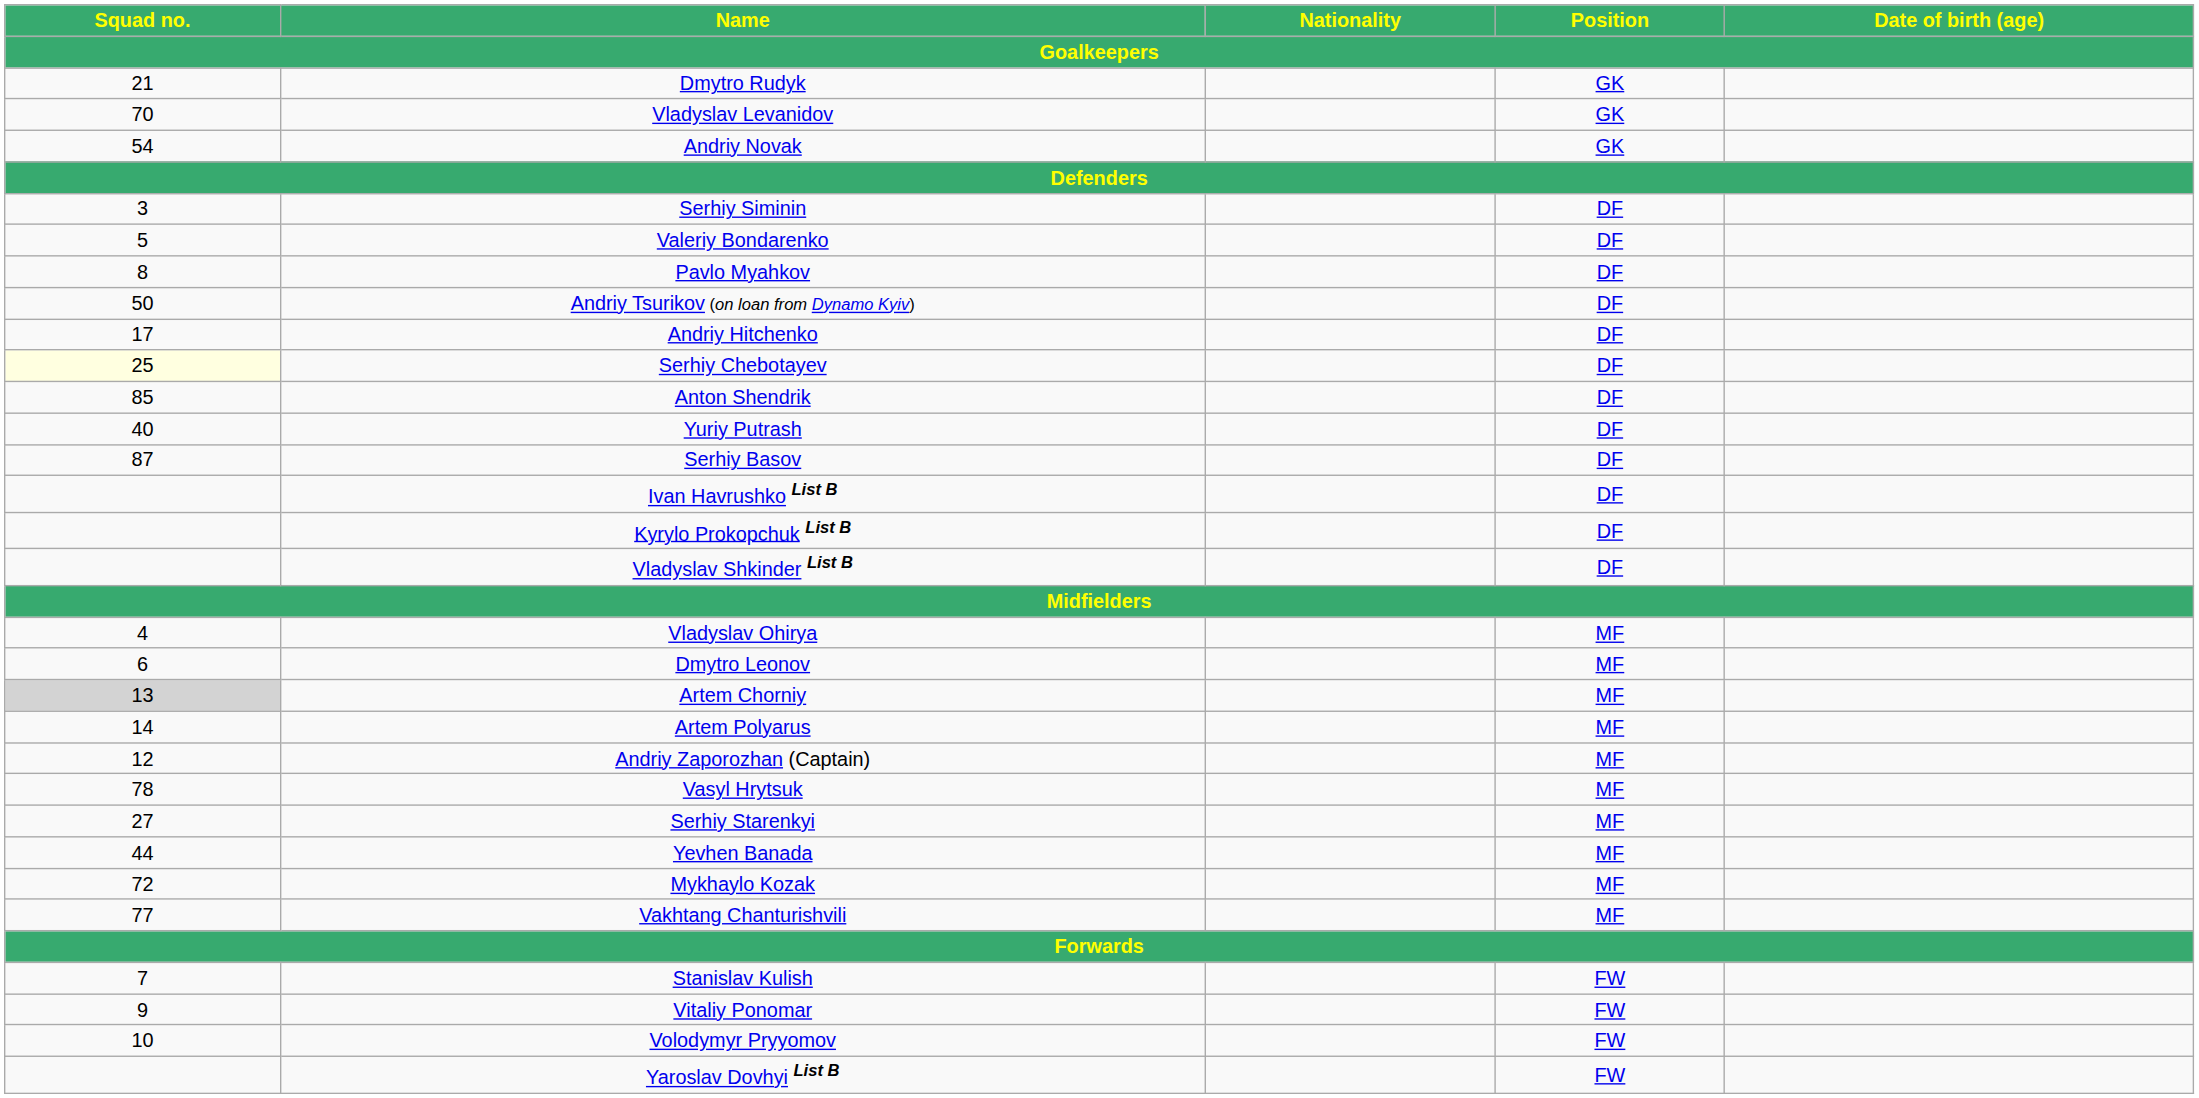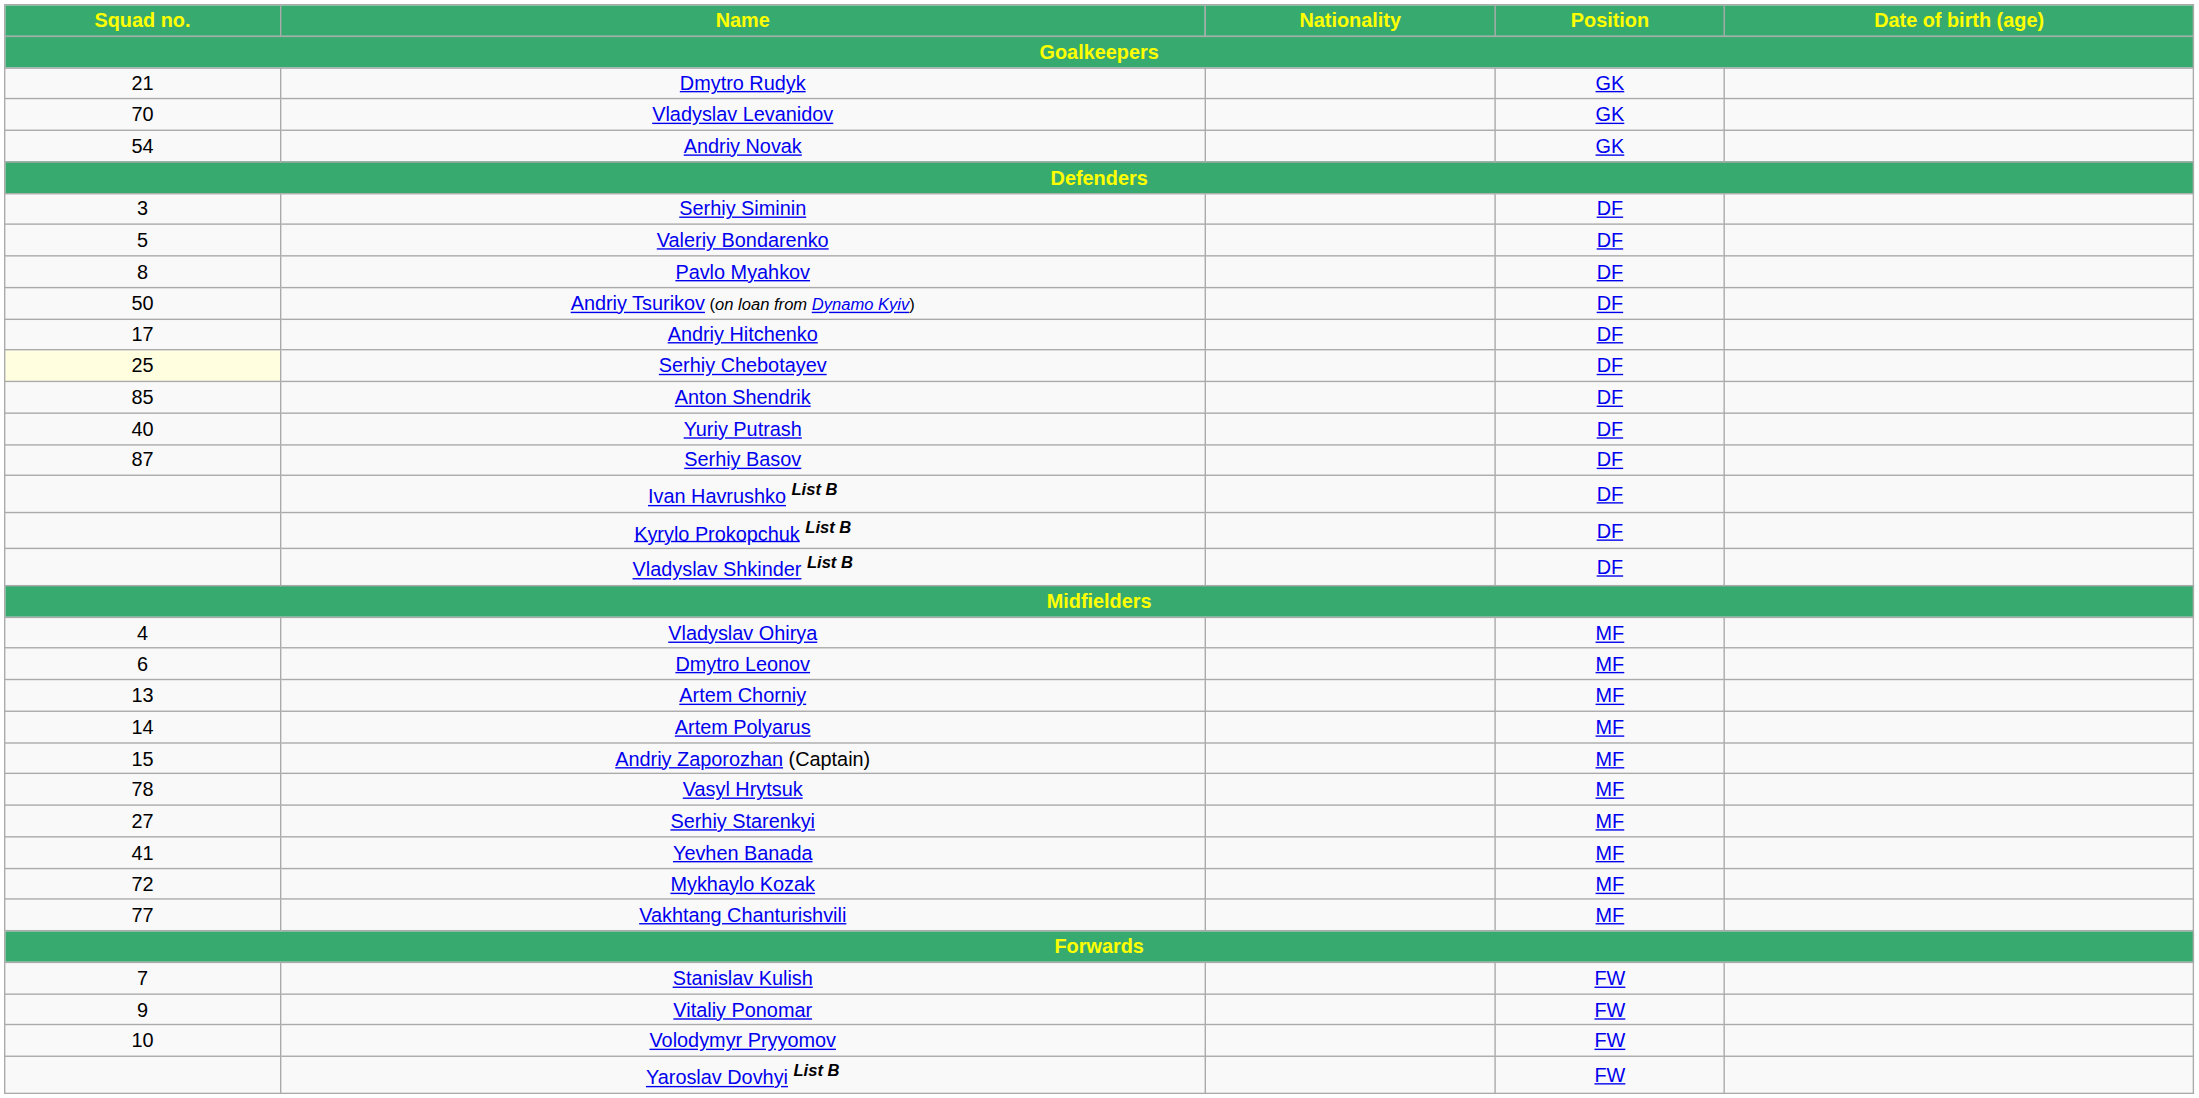(142, 696) lightgrey background -> (142, 696) no background
(142, 759) 12 -> (142, 759) 15
(142, 853) 44 -> (142, 853) 41
